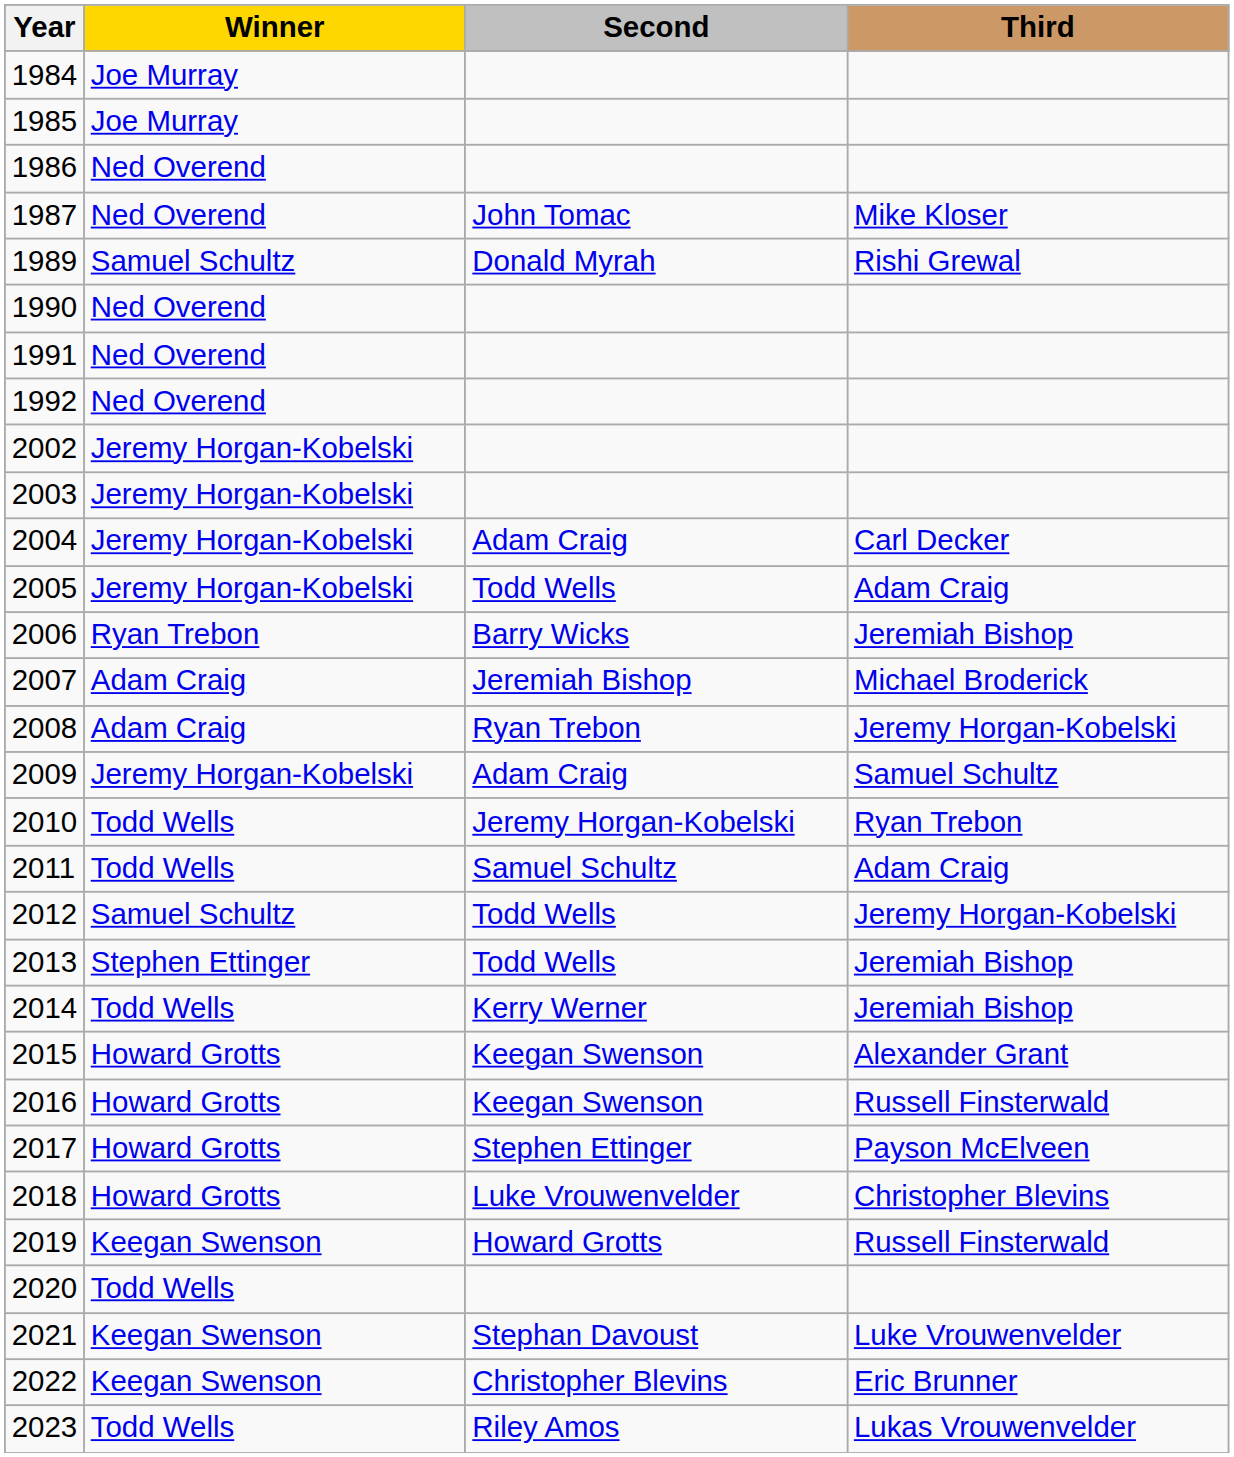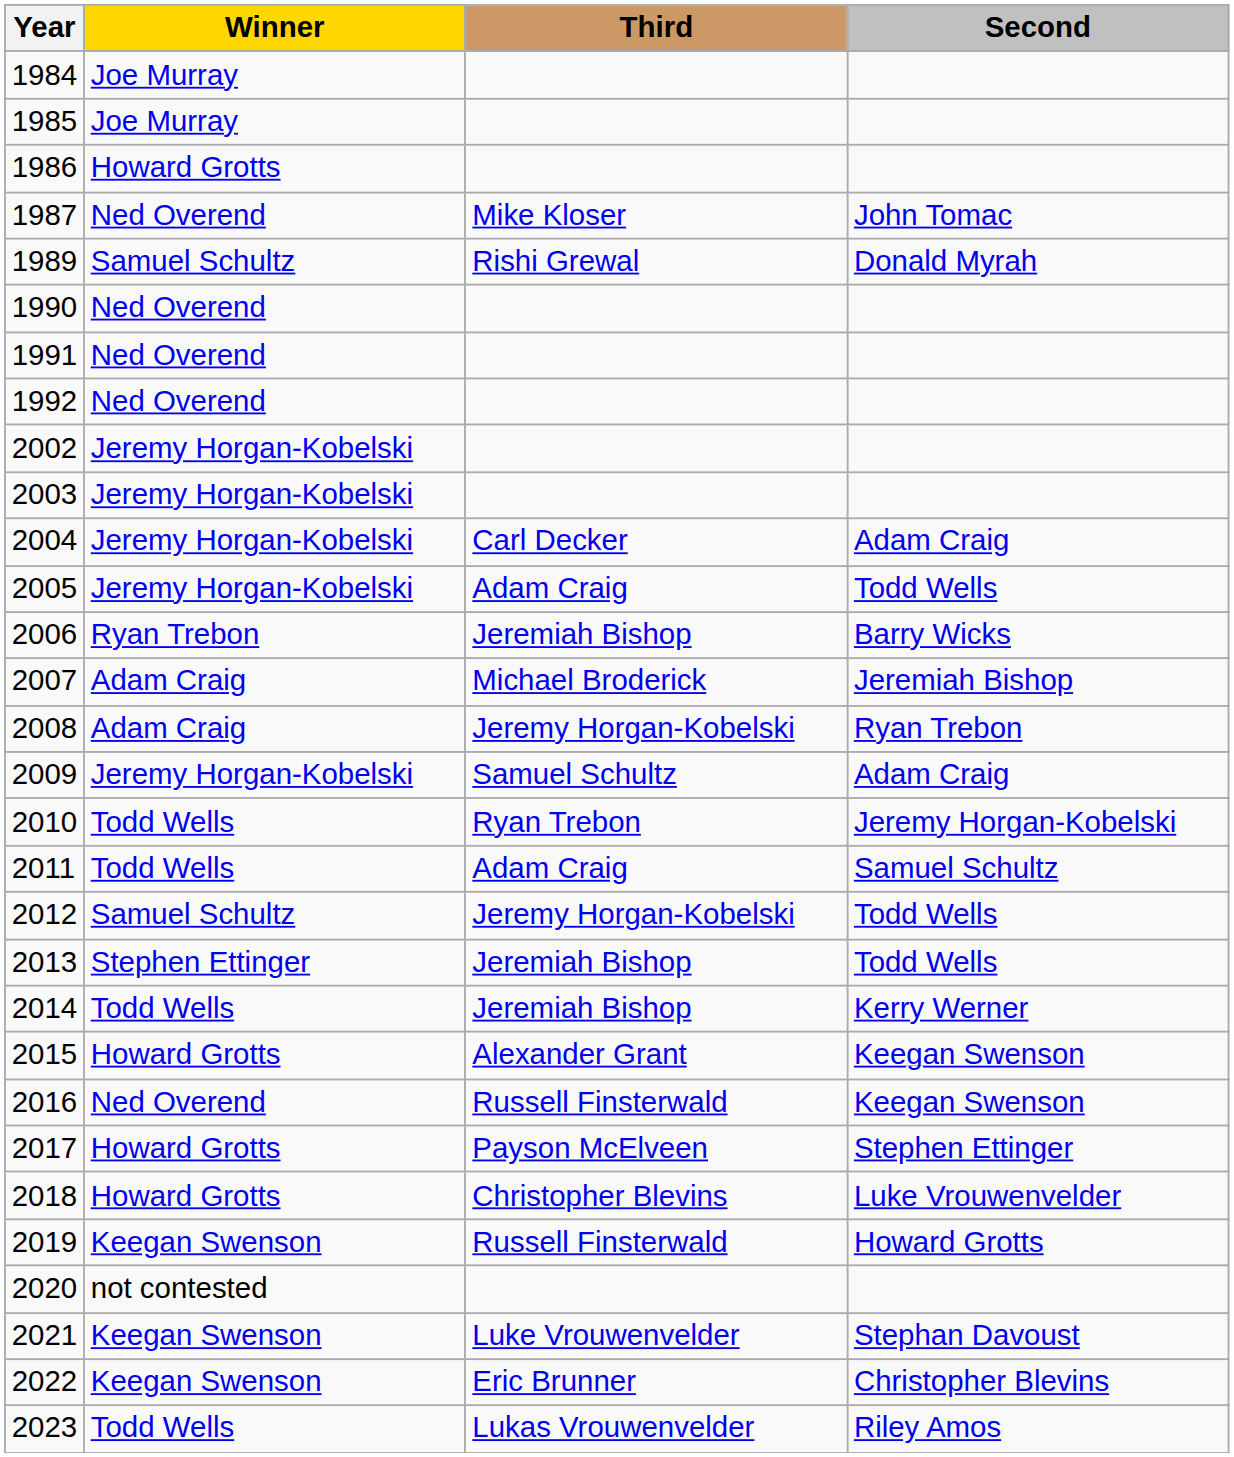columns swapped: (656, 27) <-> (1038, 27)
(178, 167) Ned Overend -> (186, 167) Howard Grotts
(186, 1101) Howard Grotts -> (178, 1101) Ned Overend
(162, 1288) Todd Wells -> (179, 1288) not contested
